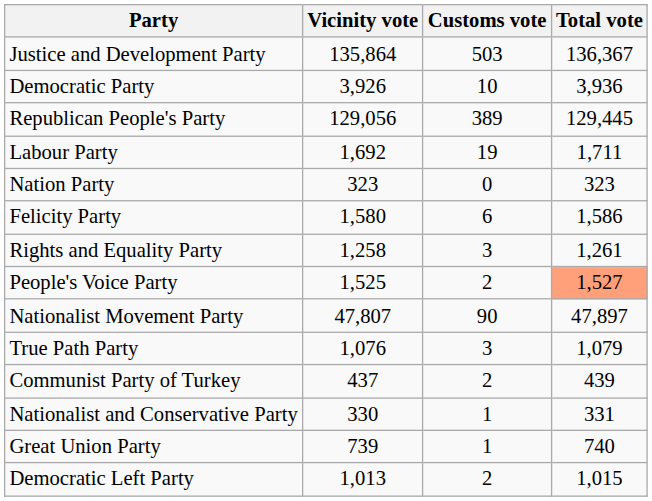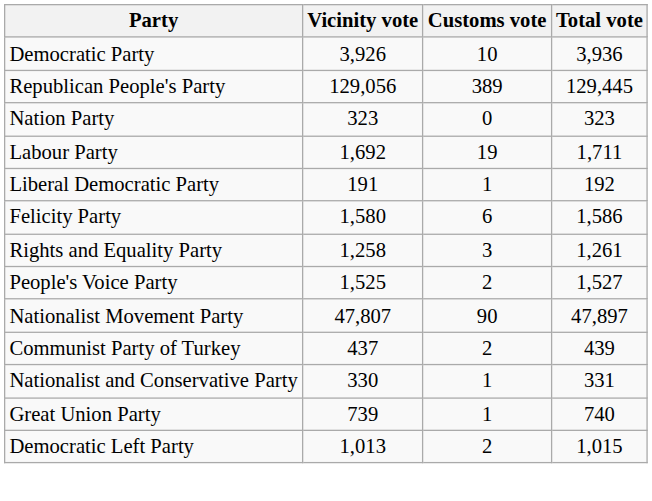- row: (138, 53)
rows swapped: (64, 151) <-> (62, 184)
+ row: (114, 184)
(599, 282) lightsalmon background -> (599, 282) no background
- row: (74, 348)
